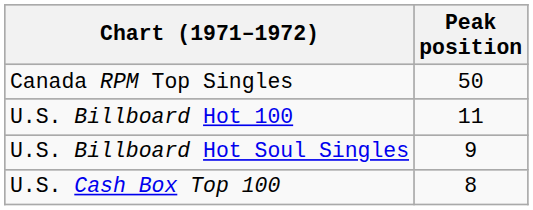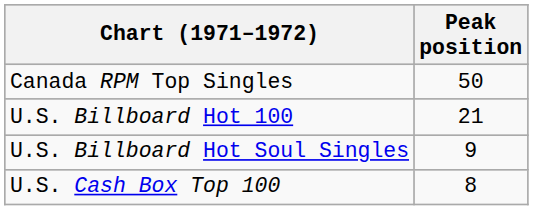(471, 117) 11 -> (471, 117) 21
